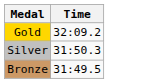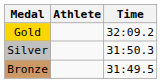+ column: (77, 14)
